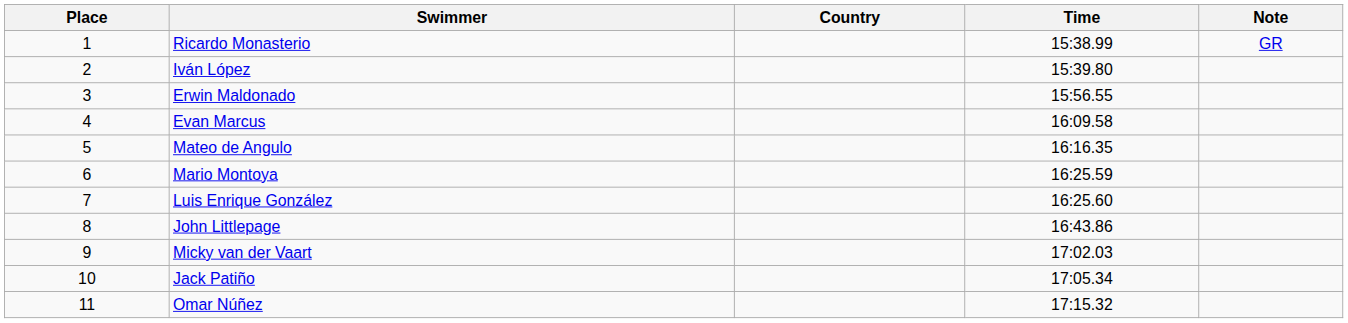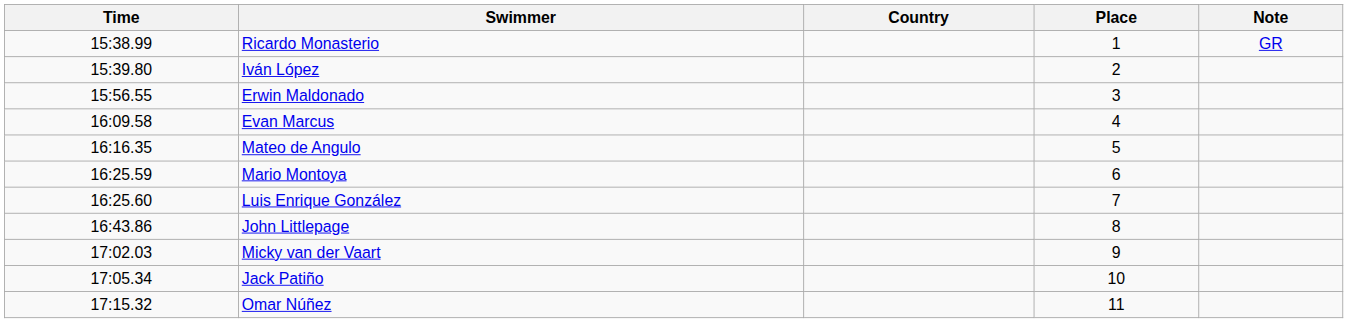columns swapped: (87, 17) <-> (1082, 17)
